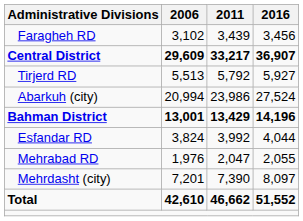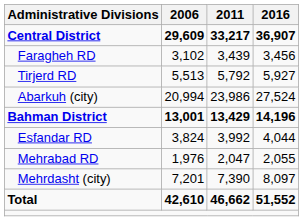rows swapped: (54, 55) <-> (57, 35)
